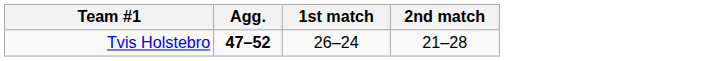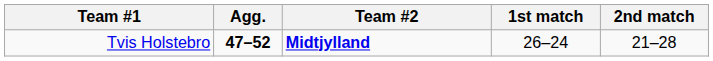+ column: (387, 17)
